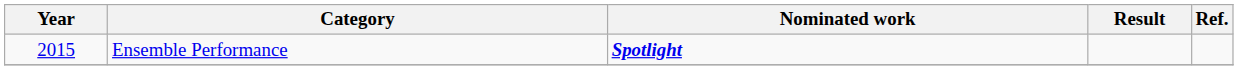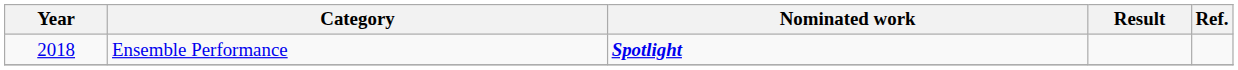(56, 49) 2015 -> (56, 49) 2018
